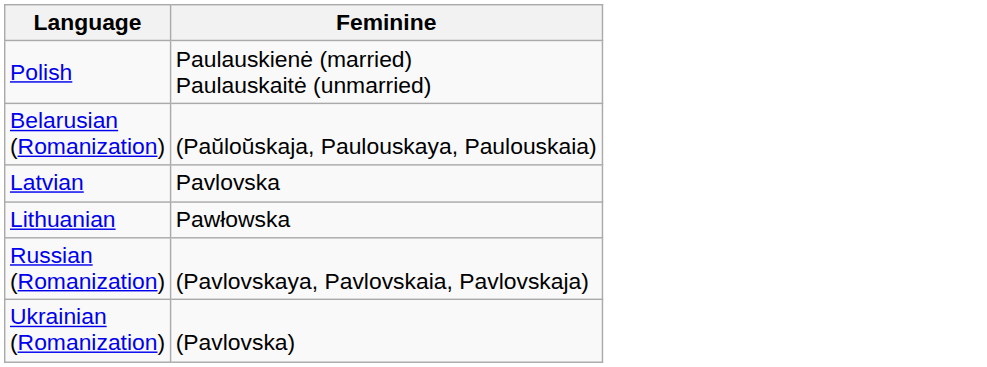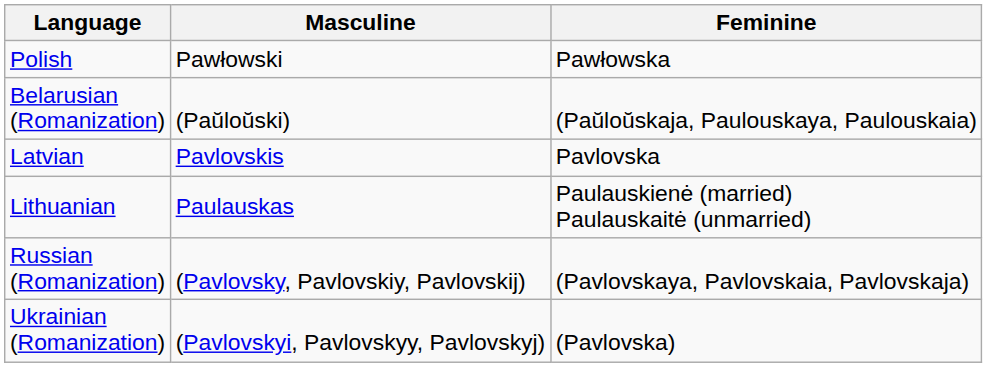+ column: (360, 22)
(303, 71) Paulauskienė (married) Paulauskaitė (unmarried) -> (613, 58) Pawłowska
(233, 219) Pawłowska -> (684, 206) Paulauskienė (married) Paulauskaitė (unmarried)
